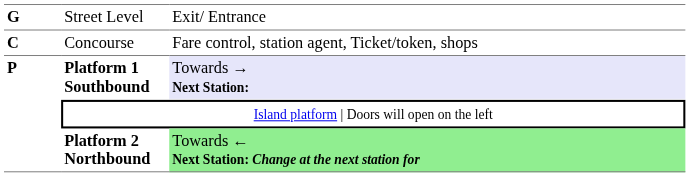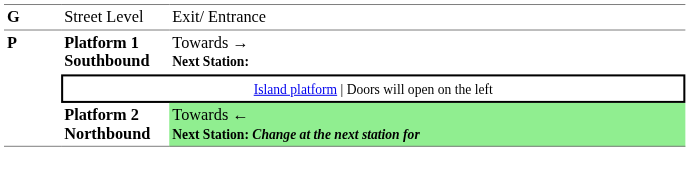- row: (99, 42)
(211, 77) lavender background -> (211, 51) no background
